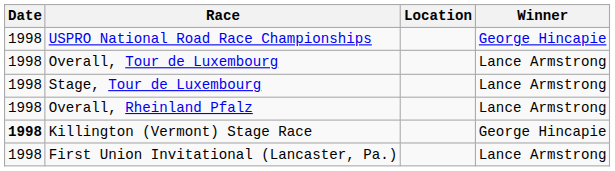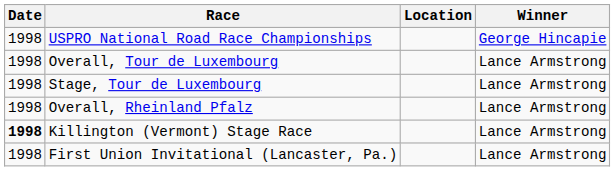(543, 132) George Hincapie -> (543, 132) Lance Armstrong
